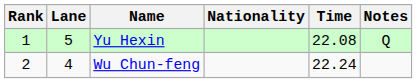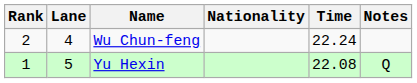rows swapped: (129, 41) <-> (147, 65)
